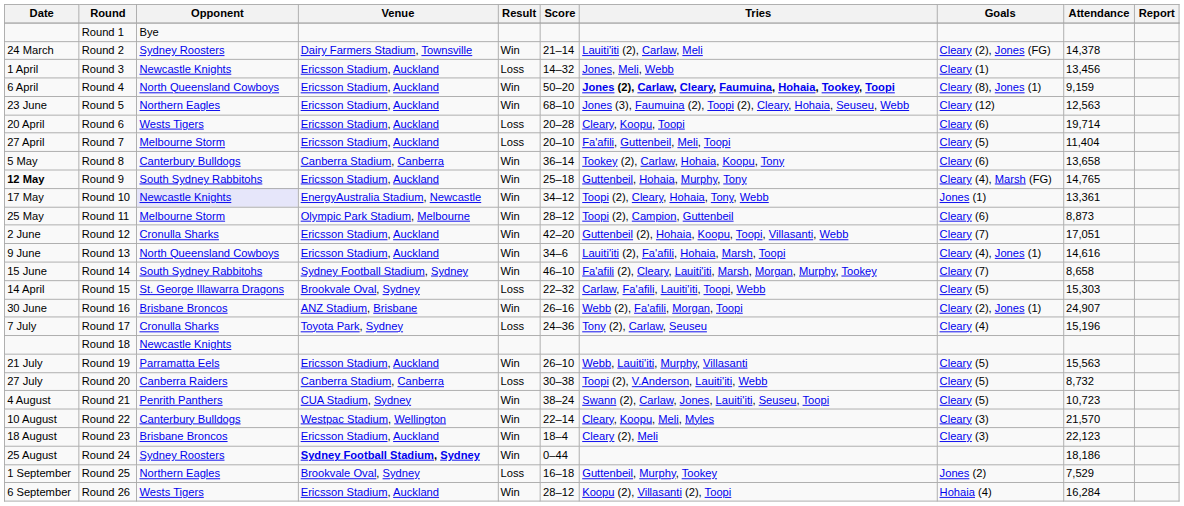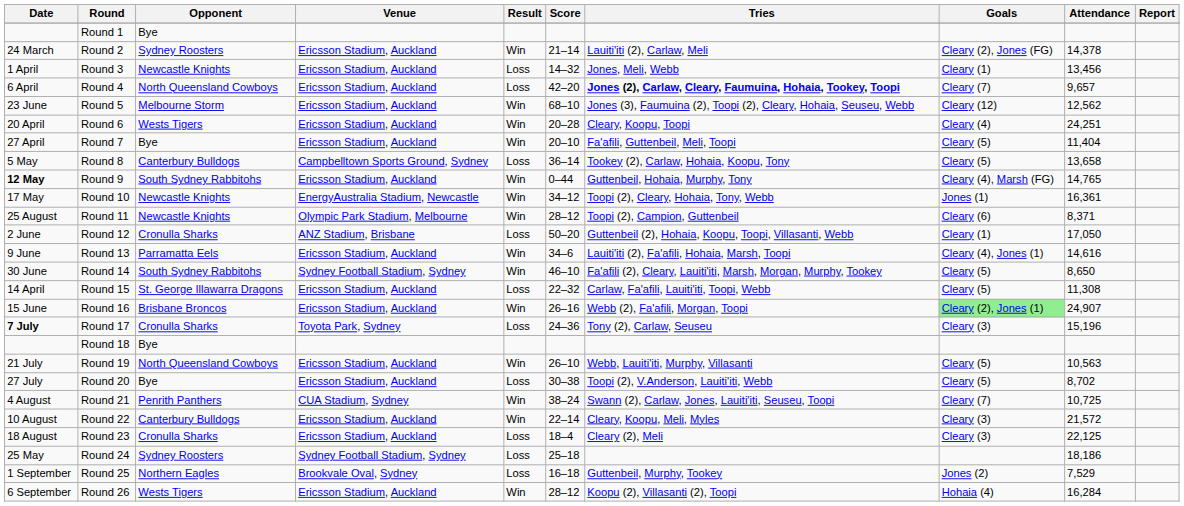(386, 50) Dairy Farmers Stadium, Townsville -> (367, 50) Ericsson Stadium, Auckland
(510, 87) Win -> (518, 87) Loss
(559, 87) 50–20 -> (564, 87) 42–20
(990, 87) Cleary (8), Jones (1) -> (966, 87) Cleary (7)
(1080, 87) 9,159 -> (1081, 87) 9,657
(180, 106) Northern Eagles -> (181, 106) Melbourne Storm
(1083, 106) 12,563 -> (1084, 106) 12,562
(512, 124) Loss -> (516, 124) Win
(964, 124) Cleary (6) -> (966, 124) Cleary (4)
(1083, 124) 19,714 -> (1084, 124) 24,251
(182, 142) Melbourne Storm -> (148, 142) Bye
(512, 142) Loss -> (516, 142) Win
(372, 161) Canberra Stadium, Canberra -> (393, 161) Campbelltown Sports Ground, Sydney
(510, 161) Win -> (518, 161) Loss
(964, 161) Cleary (6) -> (966, 161) Cleary (5)
(559, 179) 25–18 -> (561, 179) 0–44
(185, 198) lavender background -> (184, 198) no background
(1083, 198) 13,361 -> (1084, 198) 16,361
(25, 216) 25 May -> (32, 216) 25 August
(182, 216) Melbourne Storm -> (184, 216) Newcastle Knights
(1080, 216) 8,873 -> (1081, 216) 8,371
(370, 234) Ericsson Stadium, Auckland -> (357, 234) ANZ Stadium, Brisbane
(510, 234) Win -> (518, 234) Loss
(559, 234) 42–20 -> (564, 234) 50–20
(964, 234) Cleary (7) -> (966, 234) Cleary (1)
(1083, 234) 17,051 -> (1084, 234) 17,050
(209, 253) North Queensland Cowboys -> (178, 253) Parramatta Eels
(27, 271) 15 June -> (27, 271) 30 June
(964, 271) Cleary (7) -> (966, 271) Cleary (5)
(1080, 271) 8,658 -> (1081, 271) 8,650
(360, 290) Brookvale Oval, Sydney -> (367, 290) Ericsson Stadium, Auckland
(1083, 290) 15,303 -> (1084, 290) 11,308
(27, 308) 30 June -> (27, 308) 15 June
(359, 308) ANZ Stadium, Brisbane -> (367, 308) Ericsson Stadium, Auckland
(990, 308) no background -> (993, 308) lightgreen background
(22, 326) normal -> (23, 326) bold
(964, 326) Cleary (4) -> (966, 326) Cleary (3)
(185, 345) Newcastle Knights -> (148, 345) Bye
(180, 363) Parramatta Eels -> (208, 363) North Queensland Cowboys
(1083, 363) 15,563 -> (1084, 363) 10,563
(184, 382) Canberra Raiders -> (148, 382) Bye
(372, 382) Canberra Stadium, Canberra -> (367, 382) Ericsson Stadium, Auckland
(1080, 382) 8,732 -> (1081, 382) 8,702
(964, 400) Cleary (5) -> (966, 400) Cleary (7)
(1083, 400) 10,723 -> (1084, 400) 10,725
(373, 418) Westpac Stadium, Wellington -> (367, 418) Ericsson Stadium, Auckland
(1083, 418) 21,570 -> (1084, 418) 21,572
(184, 437) Brisbane Broncos -> (178, 437) Cronulla Sharks
(510, 437) Win -> (518, 437) Loss
(1083, 437) 22,123 -> (1084, 437) 22,125
(32, 455) 25 August -> (25, 455) 25 May
(390, 455) bold -> (382, 455) normal
(510, 455) Win -> (518, 455) Loss
(555, 455) 0–44 -> (564, 455) 25–18
